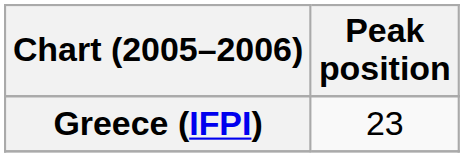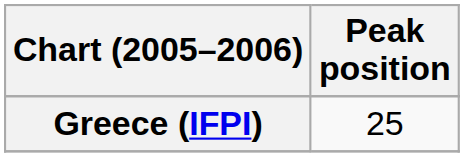(385, 123) 23 -> (385, 123) 25
